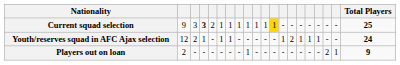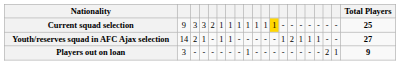(204, 24) bold -> (204, 24) normal
(184, 38) 12 -> (184, 38) 14
(368, 38) 24 -> (368, 38) 27
(184, 52) 2 -> (184, 52) 3
